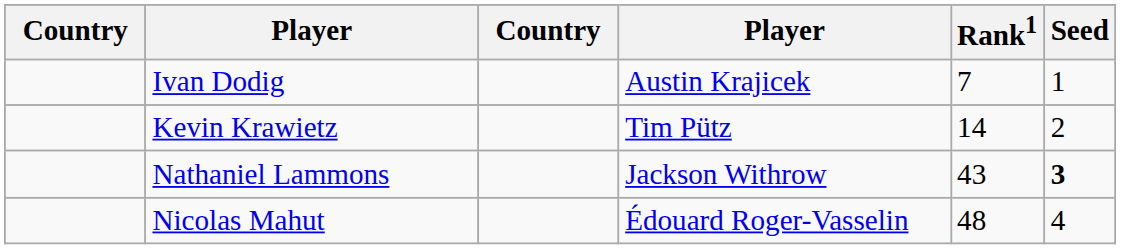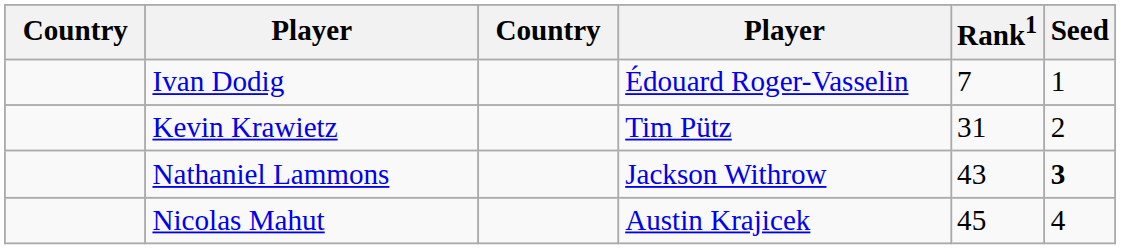(718, 81) Austin Krajicek -> (767, 81) Édouard Roger-Vasselin
(972, 127) 14 -> (972, 127) 31
(767, 220) Édouard Roger-Vasselin -> (718, 220) Austin Krajicek
(972, 220) 48 -> (972, 220) 45
